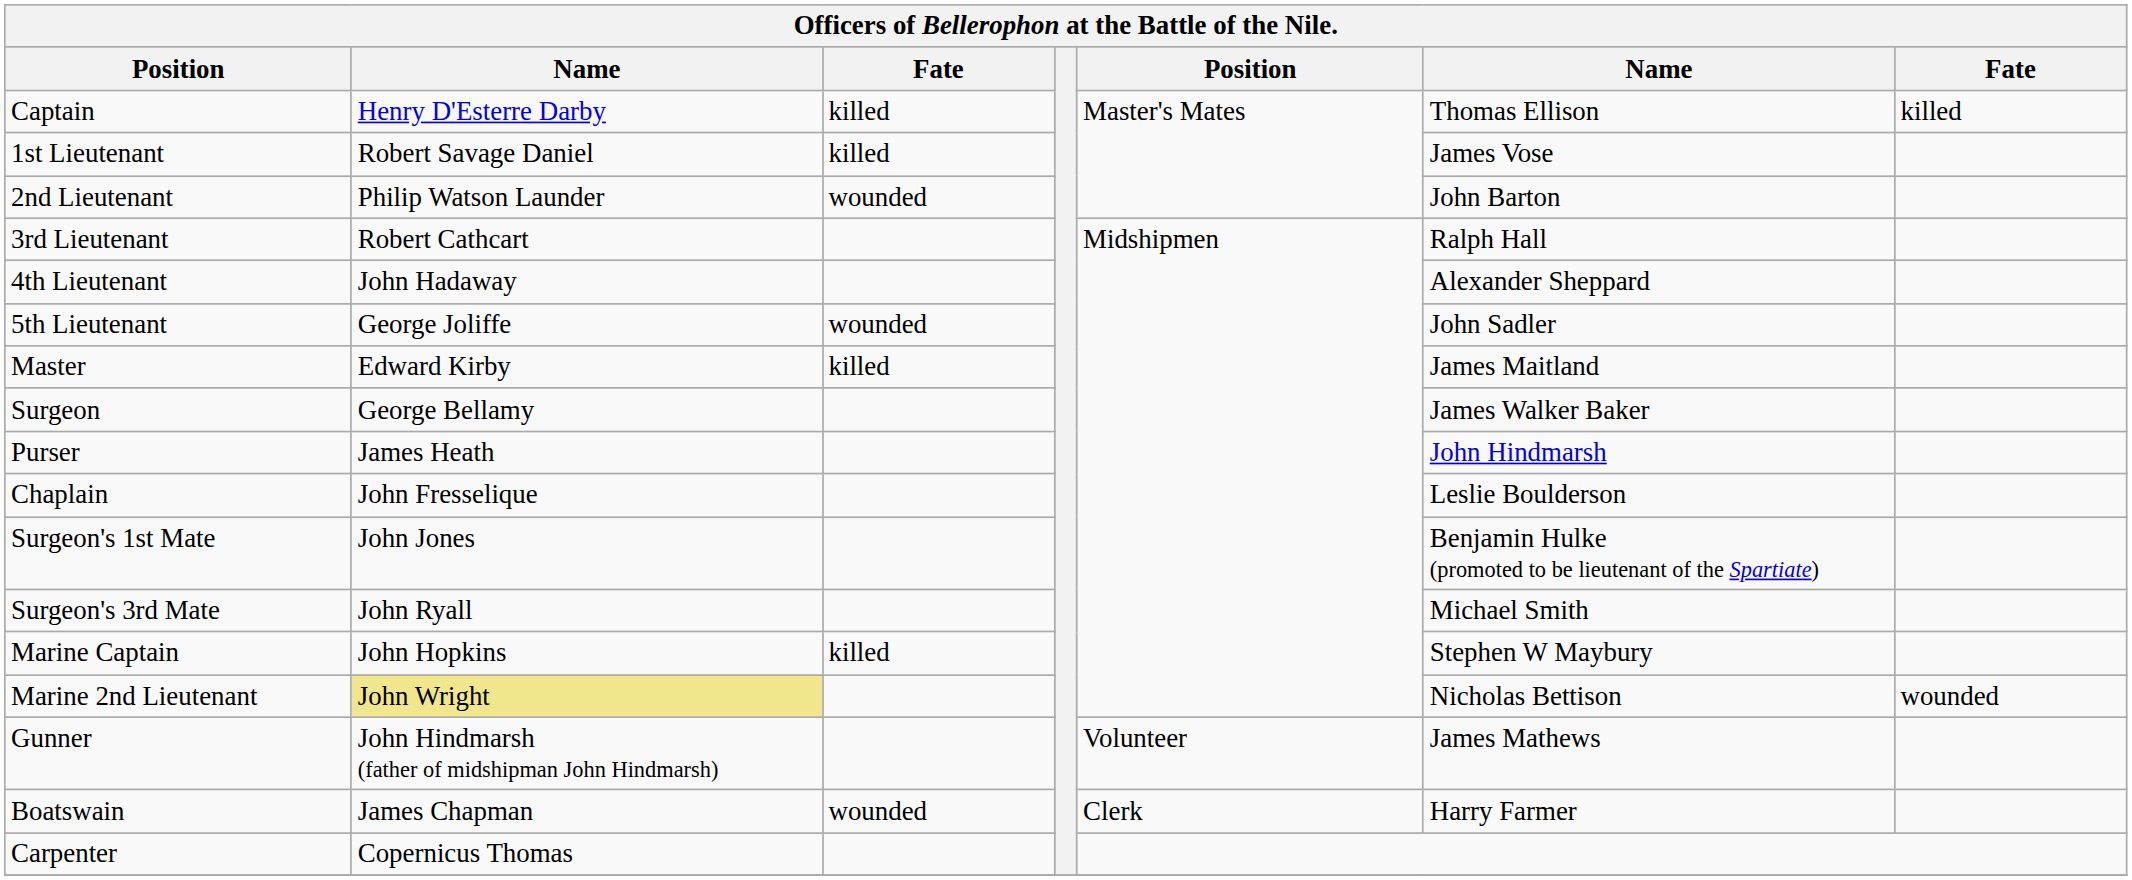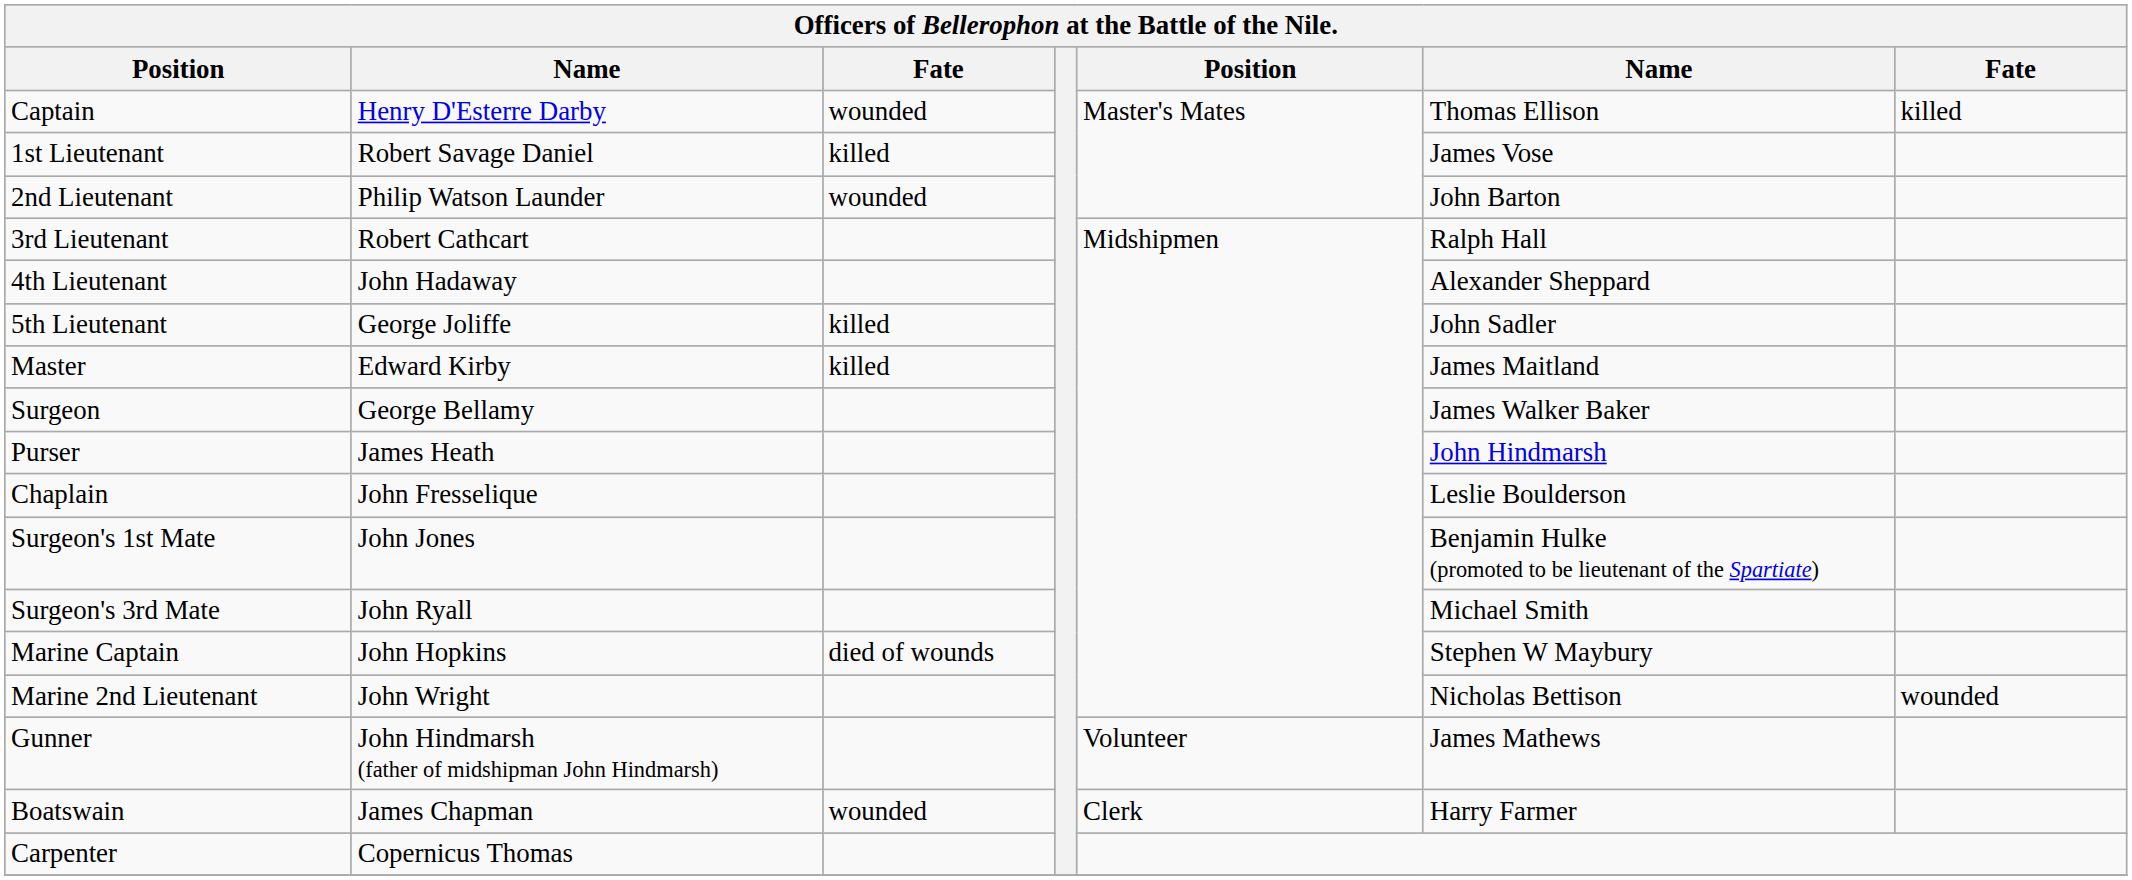(859, 111) killed -> (878, 111) wounded
(878, 324) wounded -> (859, 324) killed
(859, 652) killed -> (911, 652) died of wounds
(424, 695) khaki background -> (424, 695) no background
